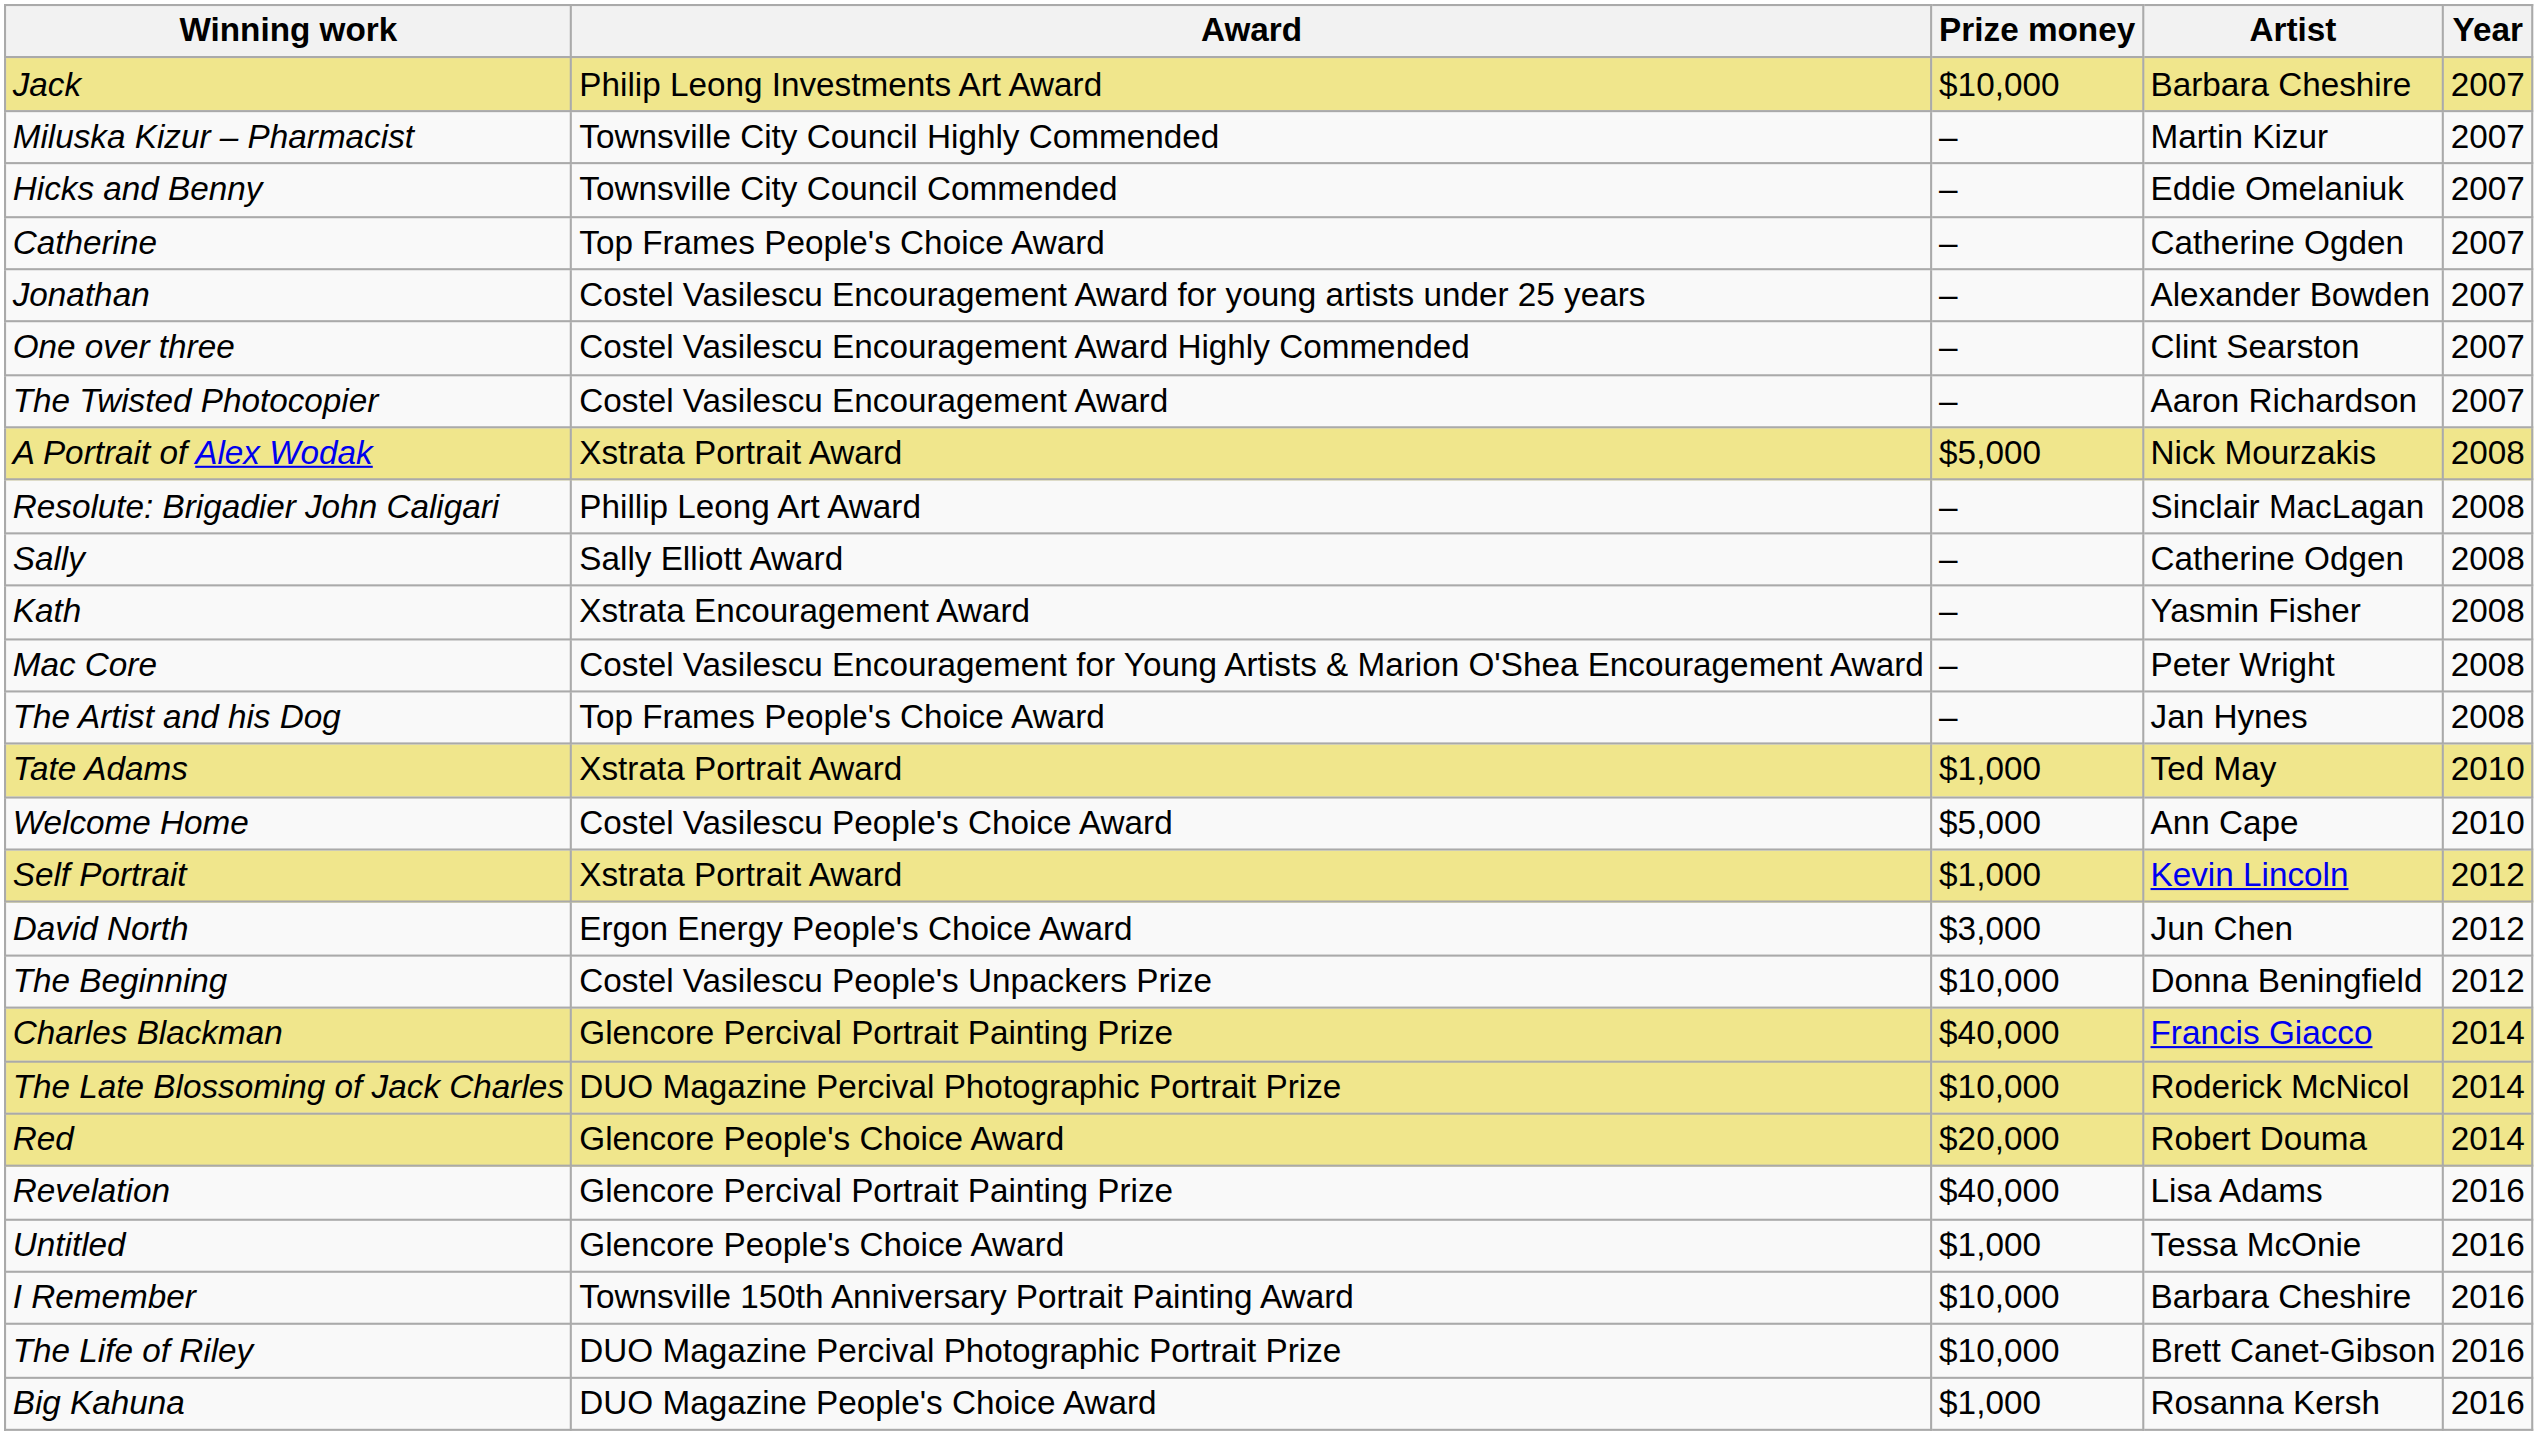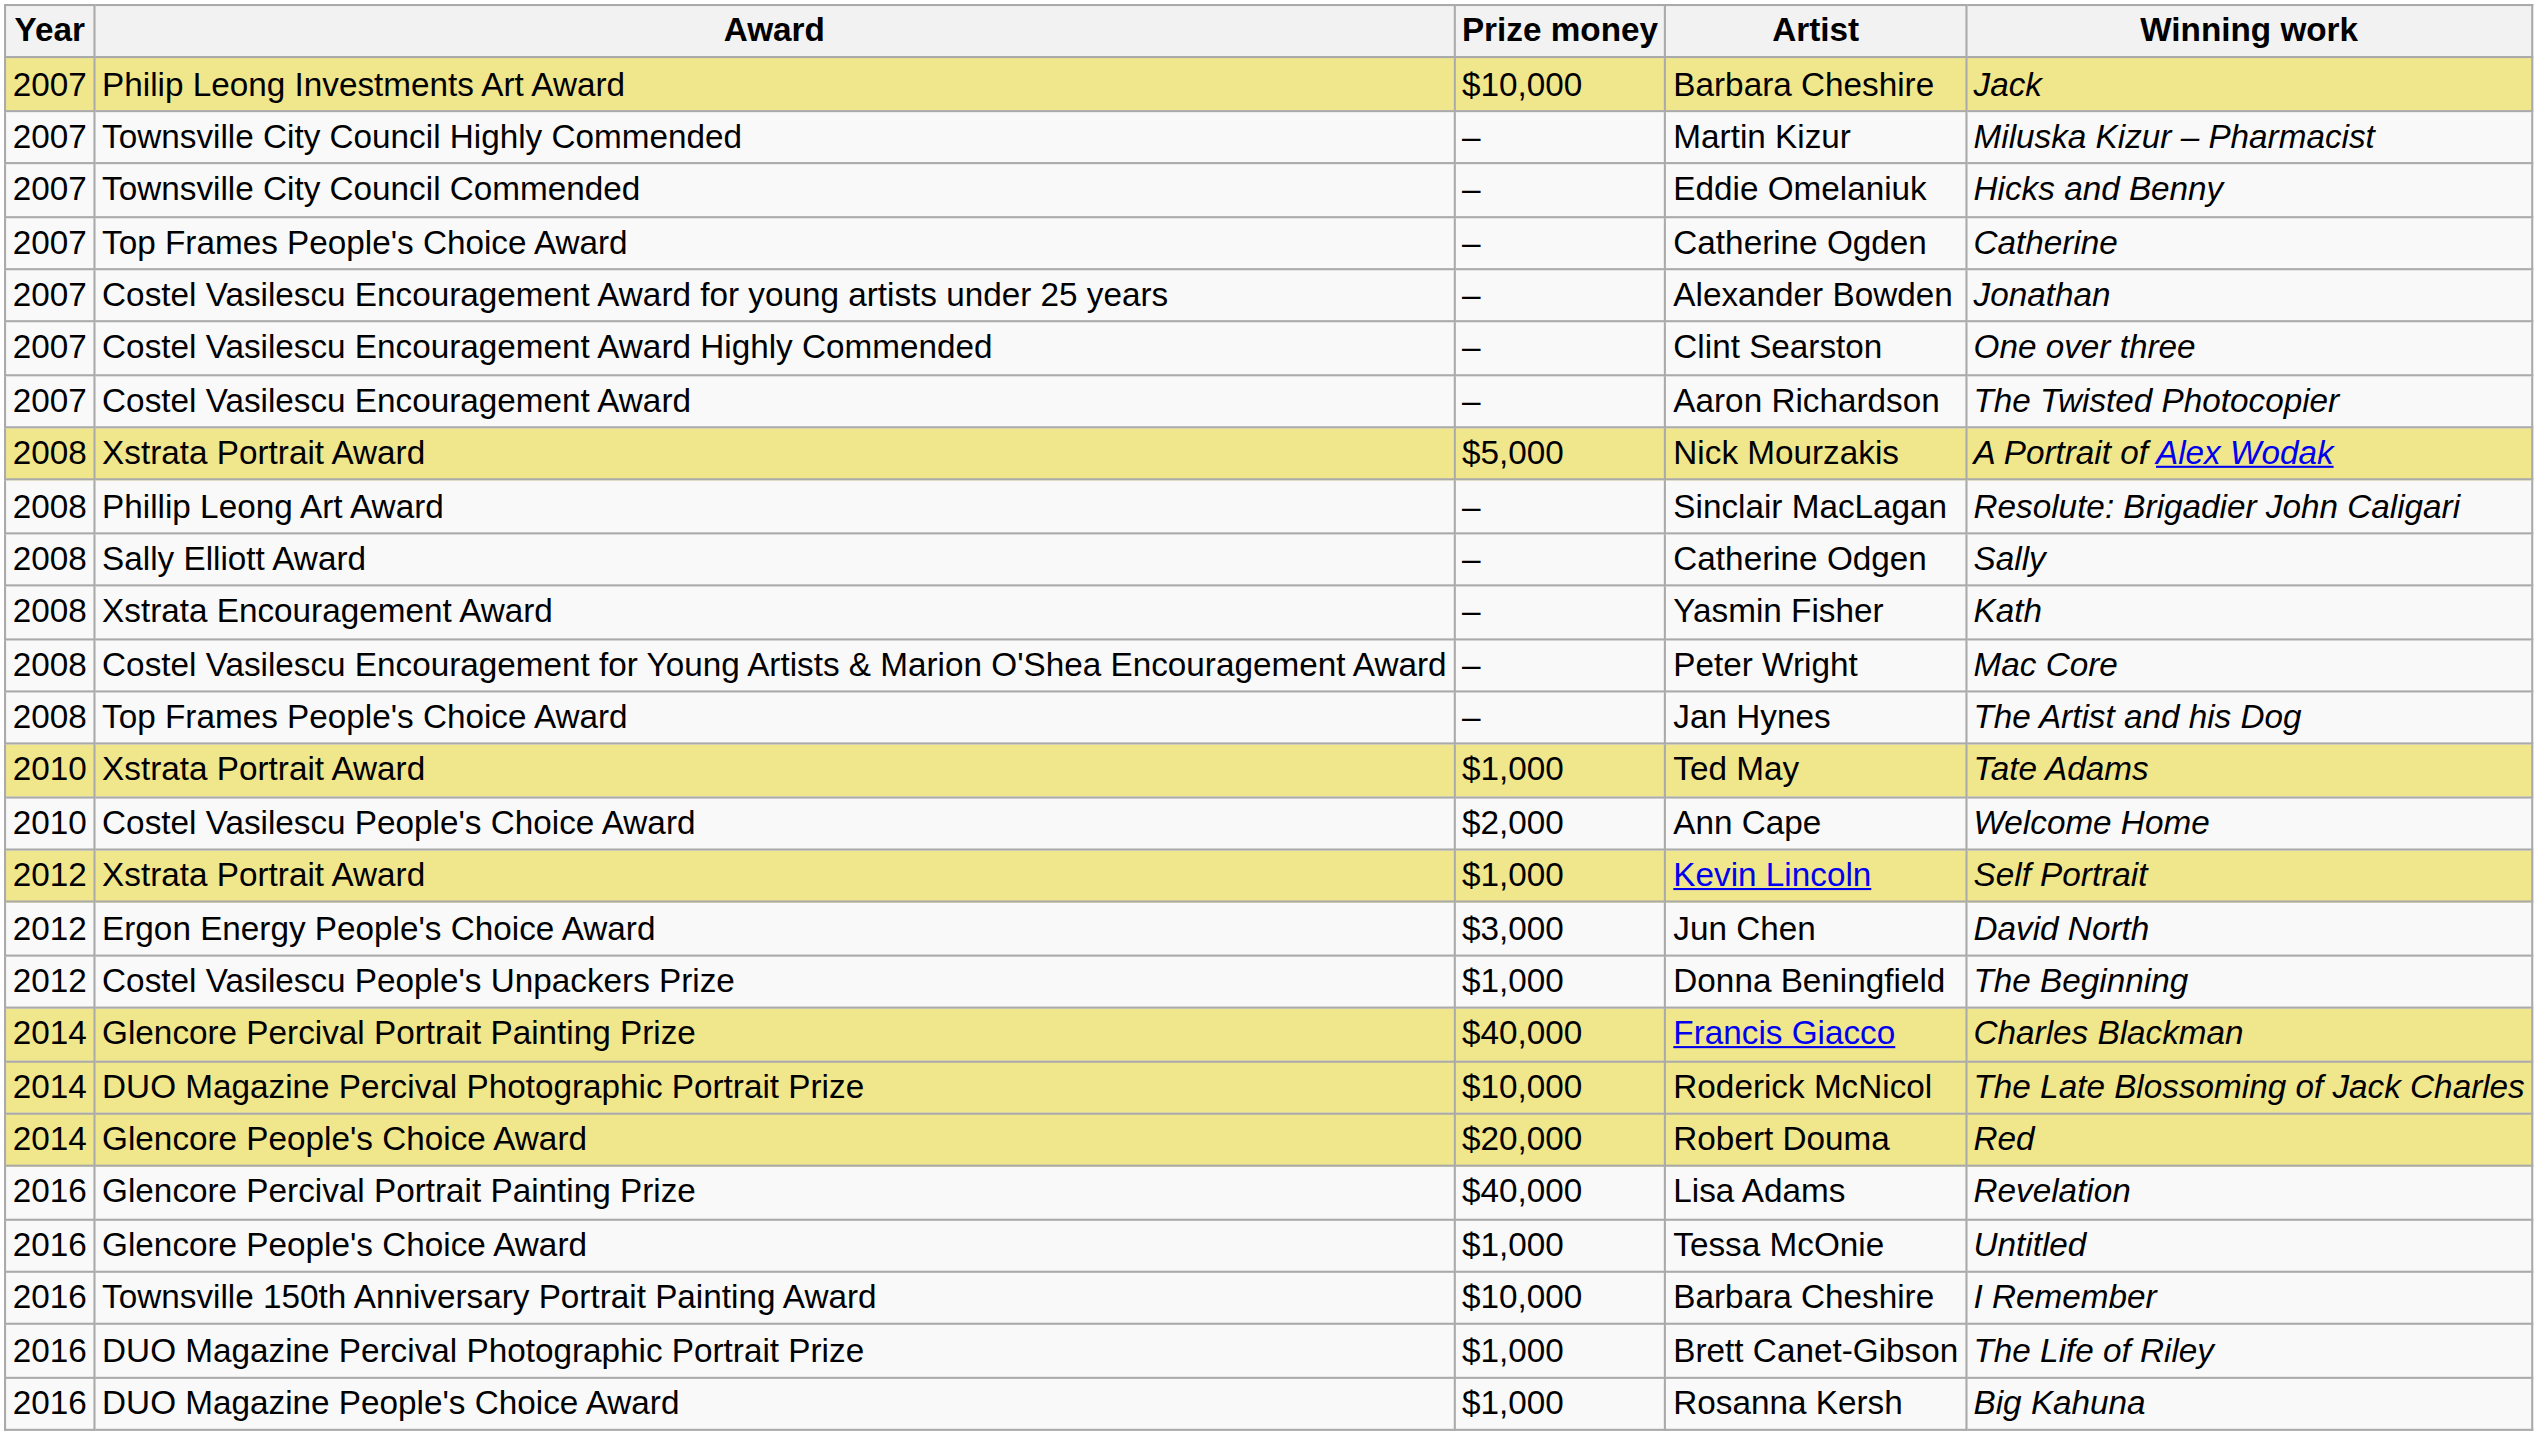columns swapped: (2488, 30) <-> (288, 30)
(1990, 822) $5,000 -> (1513, 822) $2,000
(1999, 980) $10,000 -> (1513, 980) $1,000
(1999, 1350) $10,000 -> (1513, 1350) $1,000
